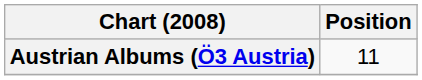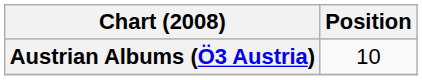(368, 56) 11 -> (368, 56) 10
